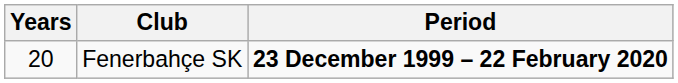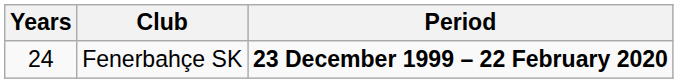(41, 59) 20 -> (41, 59) 24
